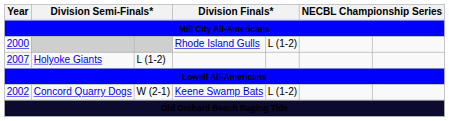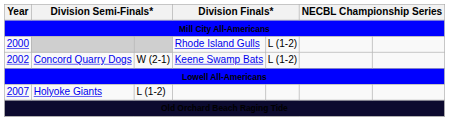rows swapped: (83, 92) <-> (68, 60)
